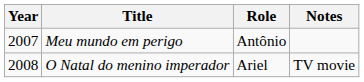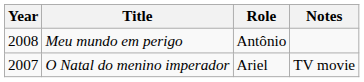(23, 40) 2007 -> (23, 40) 2008
(23, 64) 2008 -> (23, 64) 2007
